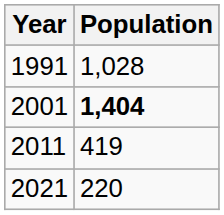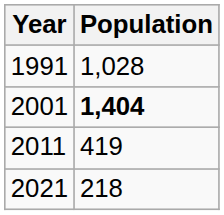(101, 188) 220 -> (101, 188) 218
